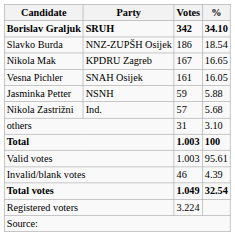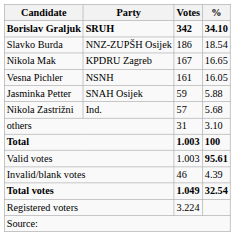(114, 77) SNAH Osijek -> (100, 77) NSNH
(100, 93) NSNH -> (114, 93) SNAH Osijek
(216, 158) normal -> (216, 158) bold
